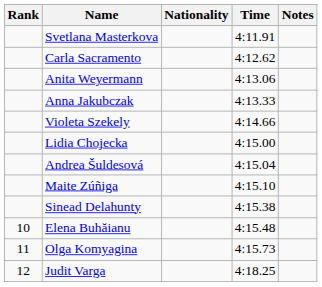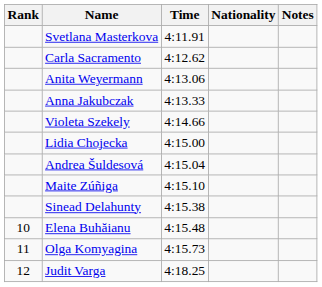columns swapped: (196, 15) <-> (255, 15)
